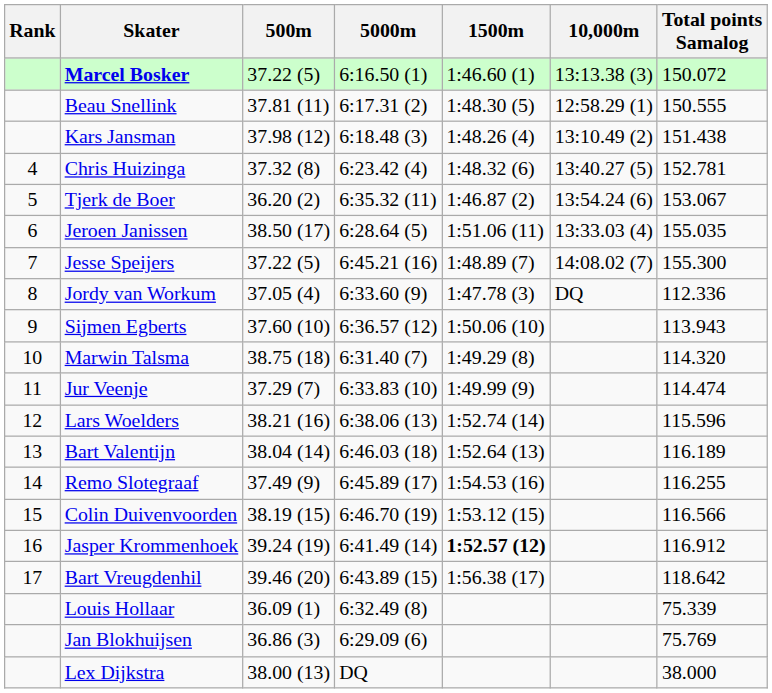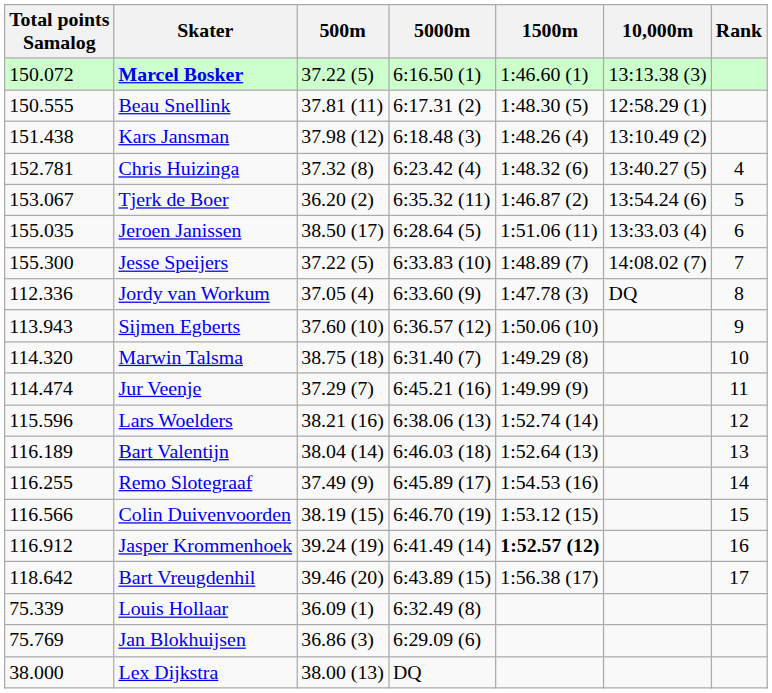columns swapped: (32, 31) <-> (712, 31)
(388, 262) 6:45.21 (16) -> (442, 262) 6:33.83 (10)
(388, 388) 6:33.83 (10) -> (442, 388) 6:45.21 (16)
